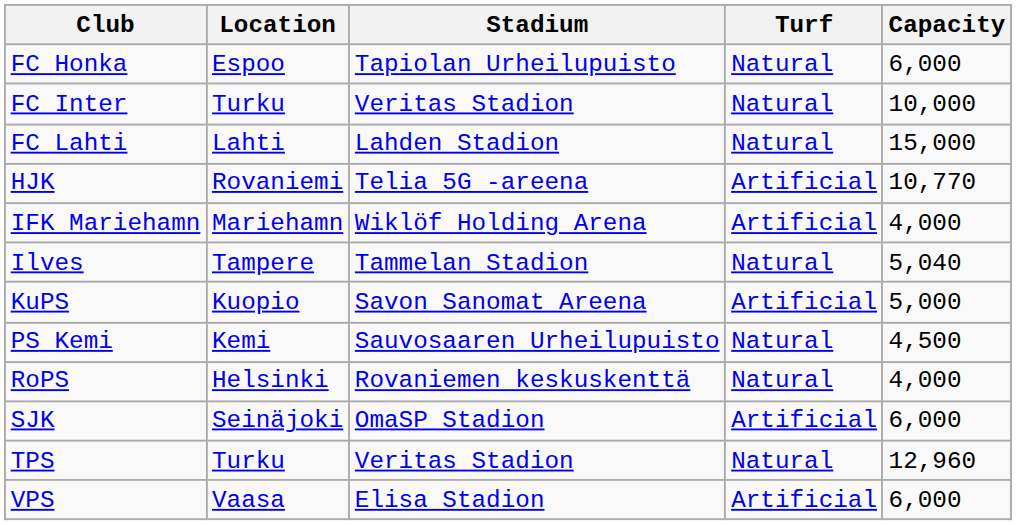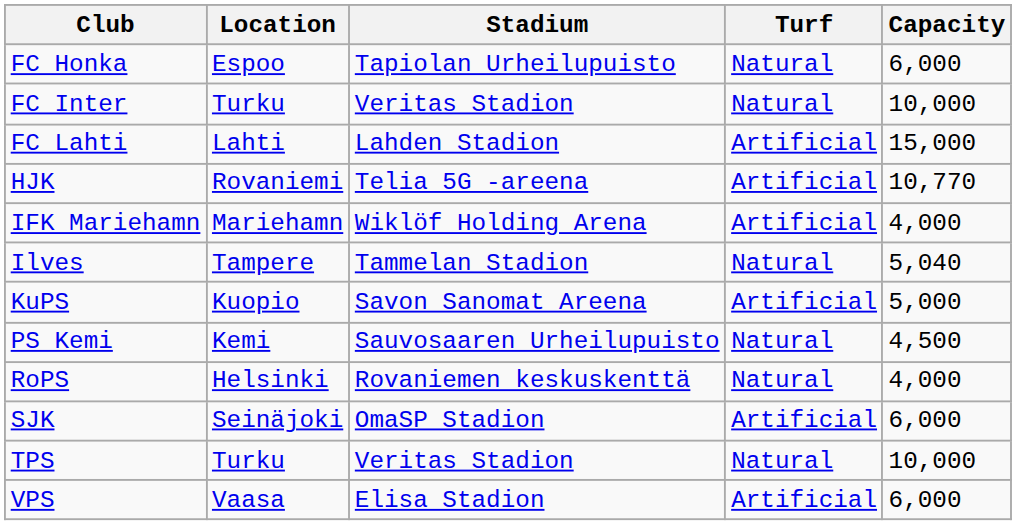(782, 144) Natural -> (804, 144) Artificial
(932, 461) 12,960 -> (932, 461) 10,000
